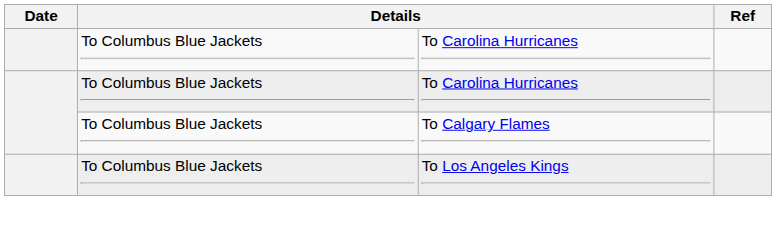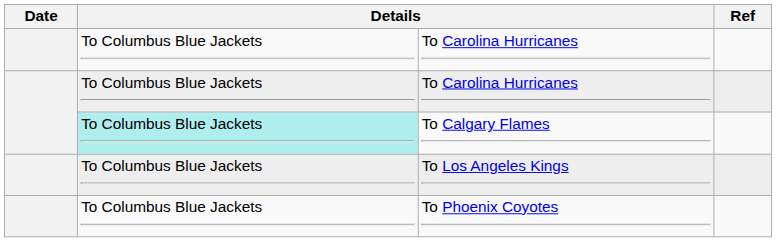(248, 129) no background -> (248, 129) paleturquoise background
+ row: (41, 216)
